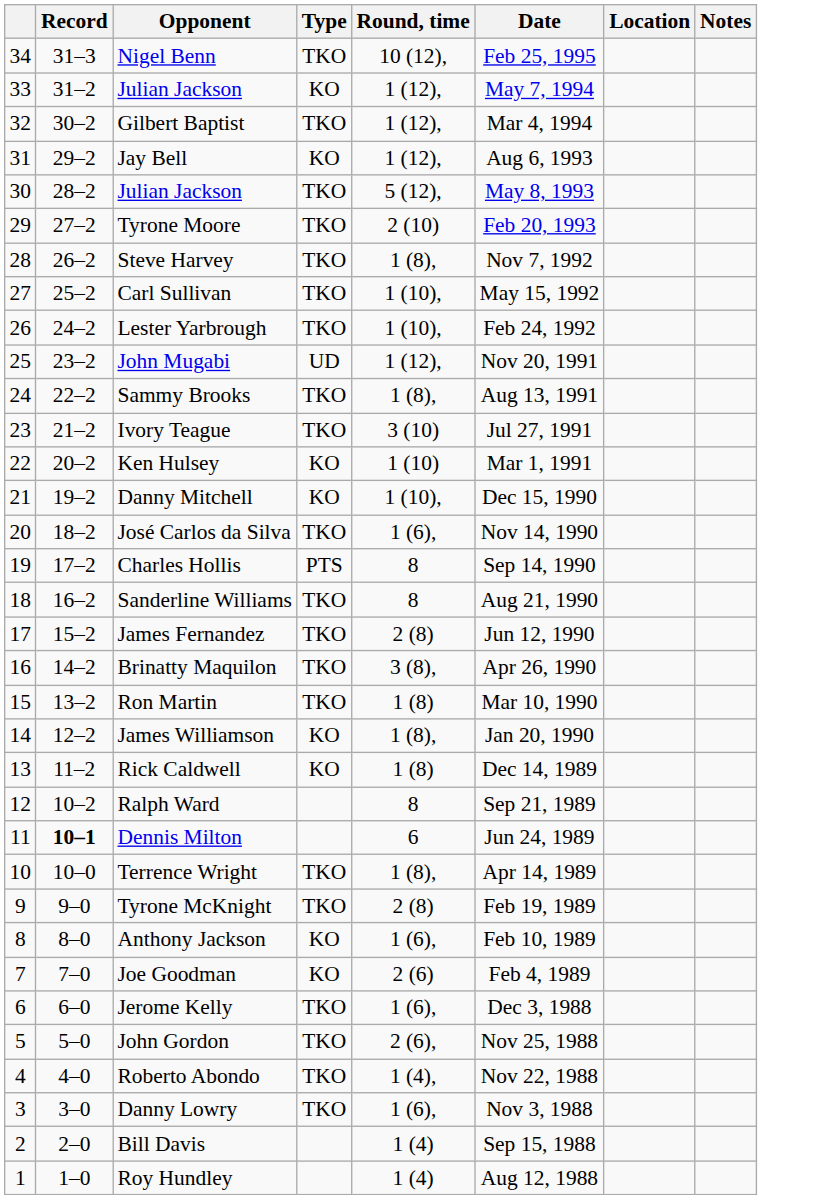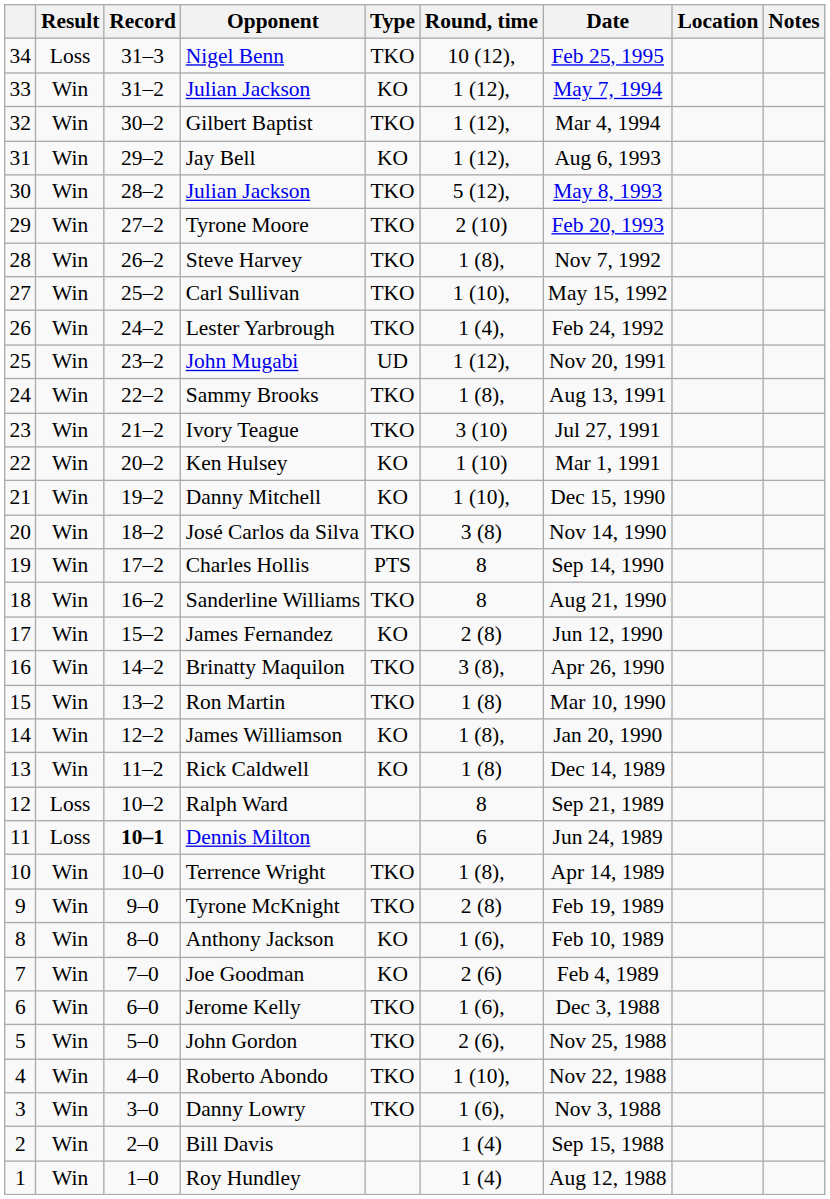+ column: (70, 21)
(413, 327) 1 (10), -> (481, 327) 1 (4),
(413, 531) 1 (6), -> (481, 531) 3 (8)
(324, 633) TKO -> (392, 633) KO
(413, 1075) 1 (4), -> (481, 1075) 1 (10),
